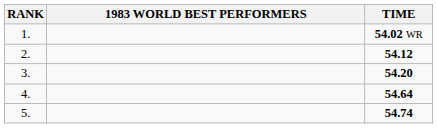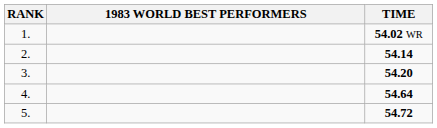(399, 53) 54.12 -> (399, 53) 54.14
(399, 113) 54.74 -> (399, 113) 54.72
